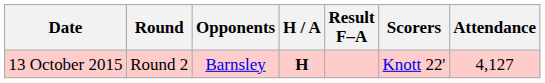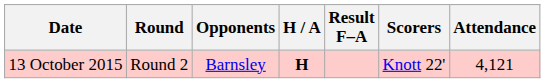(495, 63) 4,127 -> (495, 63) 4,121
